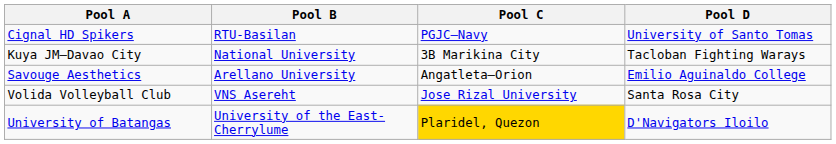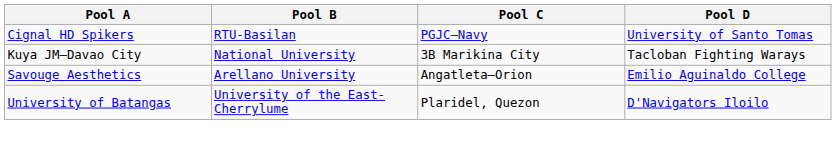- row: (89, 95)
(480, 122) gold background -> (480, 102) no background
